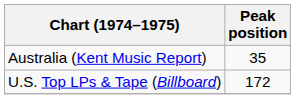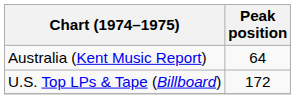(258, 57) 35 -> (258, 57) 64
